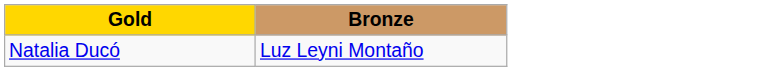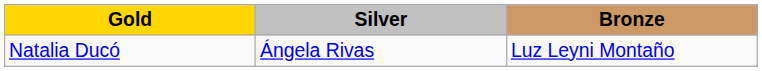+ column: (381, 19)
